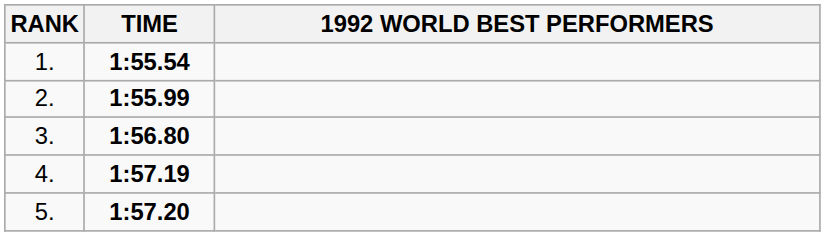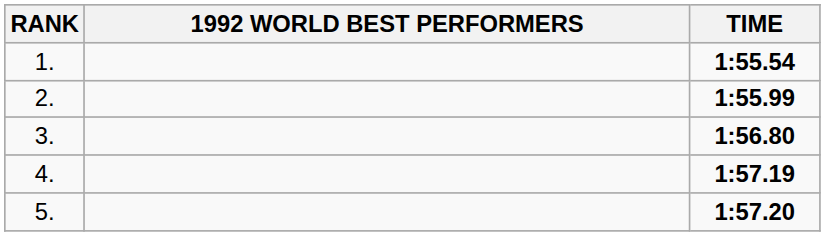columns swapped: (517, 24) <-> (150, 24)
